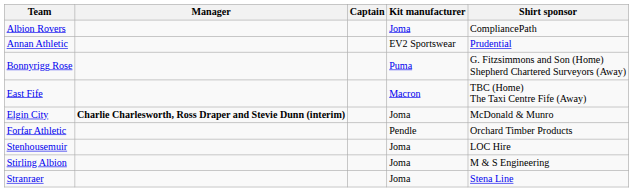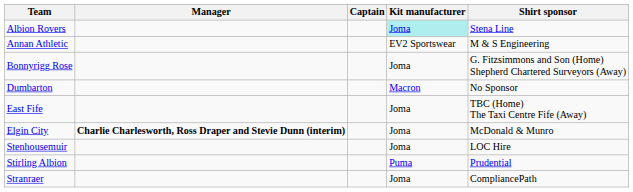(400, 28) no background -> (400, 28) paleturquoise background
(503, 28) CompliancePath -> (492, 28) Stena Line
(491, 44) Prudential -> (510, 44) M & S Engineering
(401, 66) Puma -> (400, 66) Joma
+ row: (30, 87)
(405, 93) Macron -> (400, 109) Joma
- row: (36, 131)
(400, 163) Joma -> (401, 163) Puma
(510, 163) M & S Engineering -> (491, 163) Prudential
(492, 179) Stena Line -> (503, 179) CompliancePath
